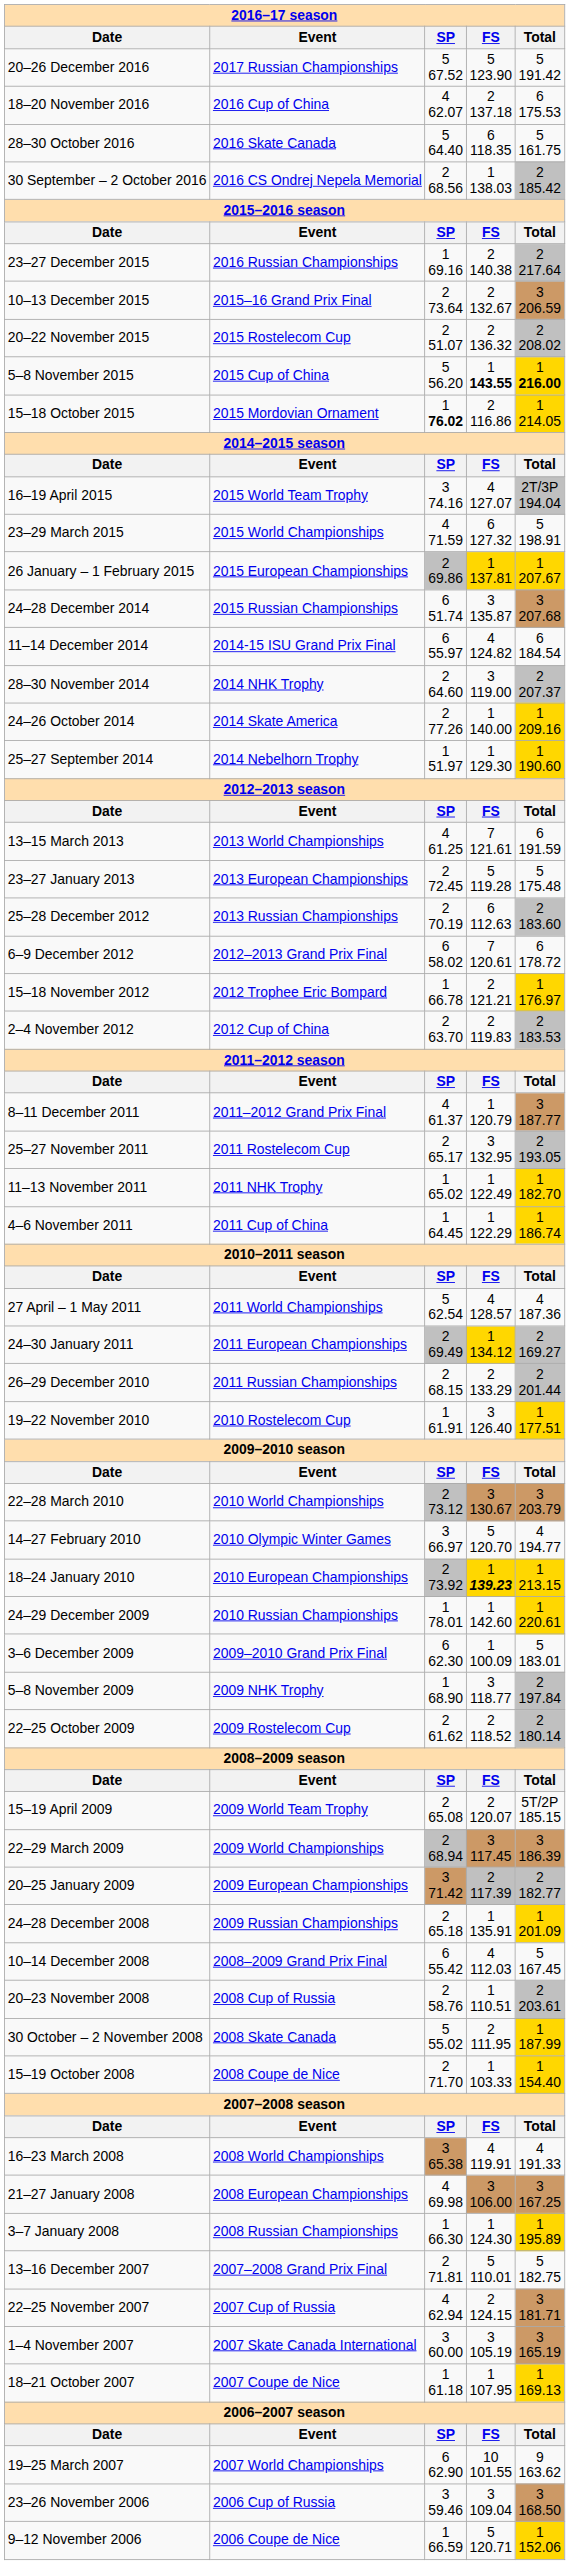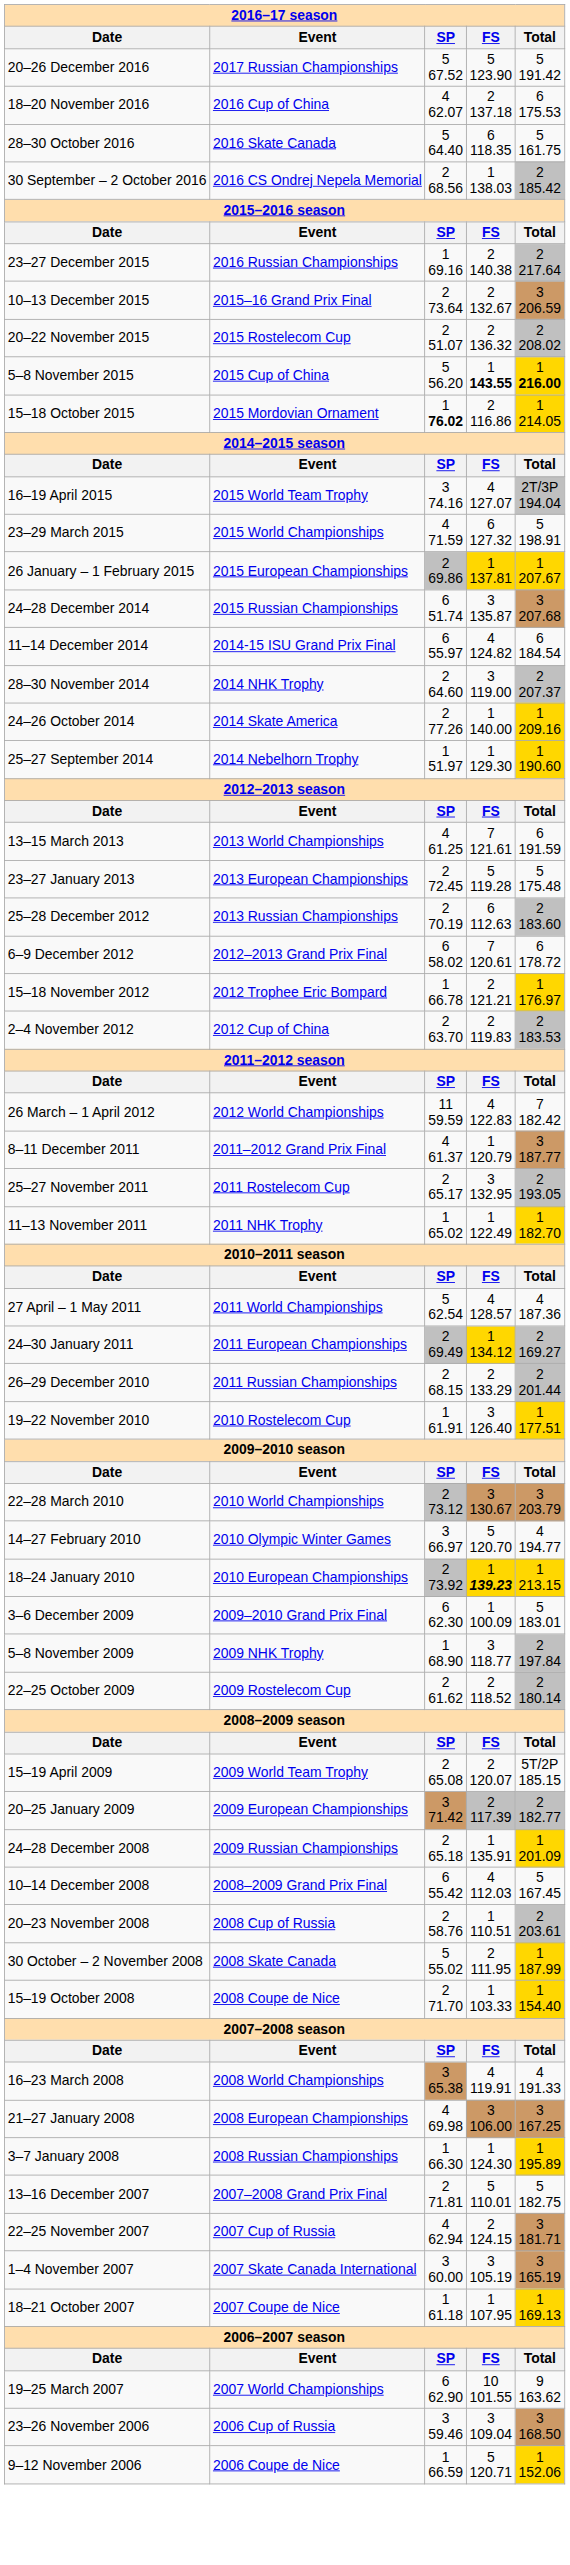+ row: (81, 1112)
- row: (70, 1225)
- row: (78, 1615)
- row: (66, 1848)
